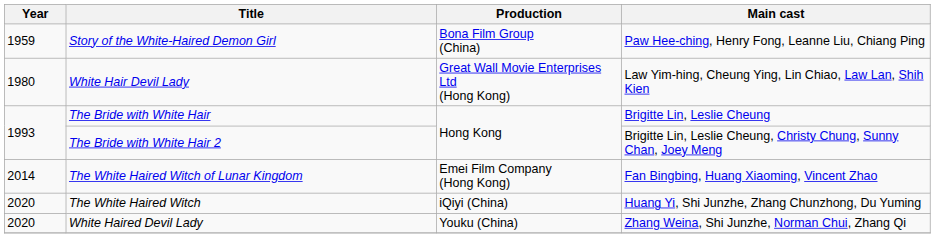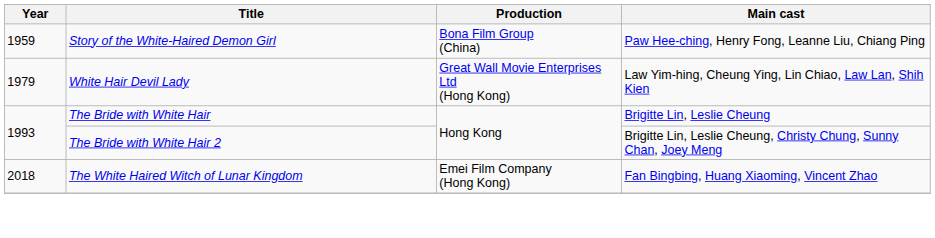(21, 82) 1980 -> (21, 82) 1979
(21, 176) 2014 -> (21, 176) 2018
- row: (135, 203)
- row: (136, 223)
